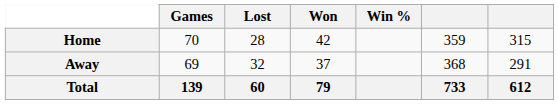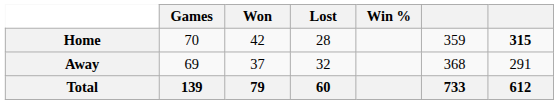columns swapped: (323, 16) <-> (257, 16)
(520, 40) normal -> (520, 40) bold
